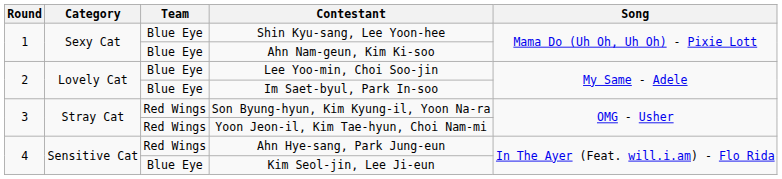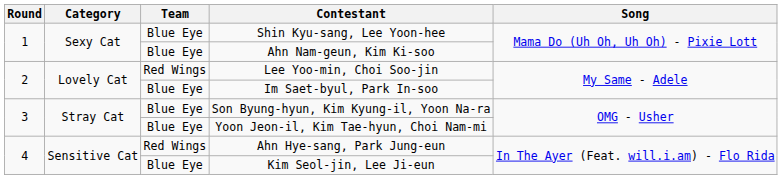(175, 70) Blue Eye -> (175, 70) Red Wings
(175, 108) Red Wings -> (175, 108) Blue Eye
(175, 127) Red Wings -> (175, 127) Blue Eye
